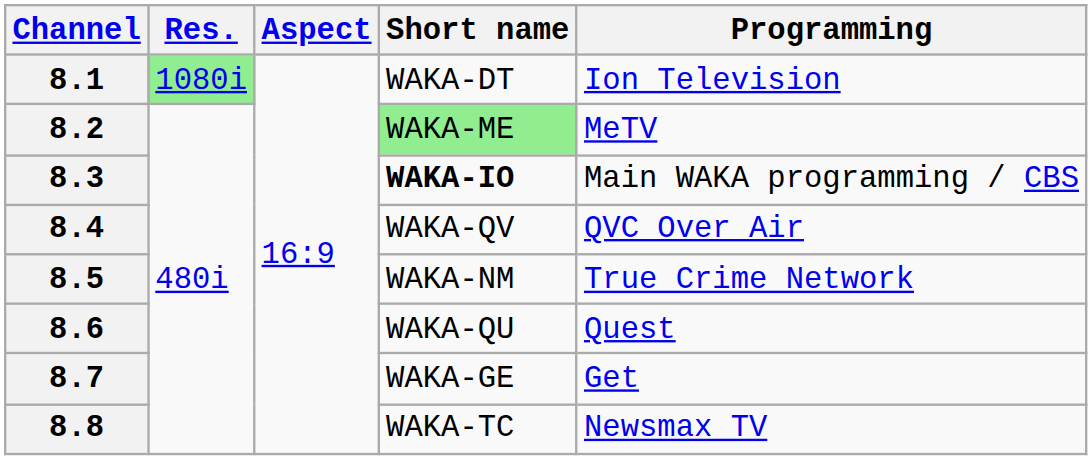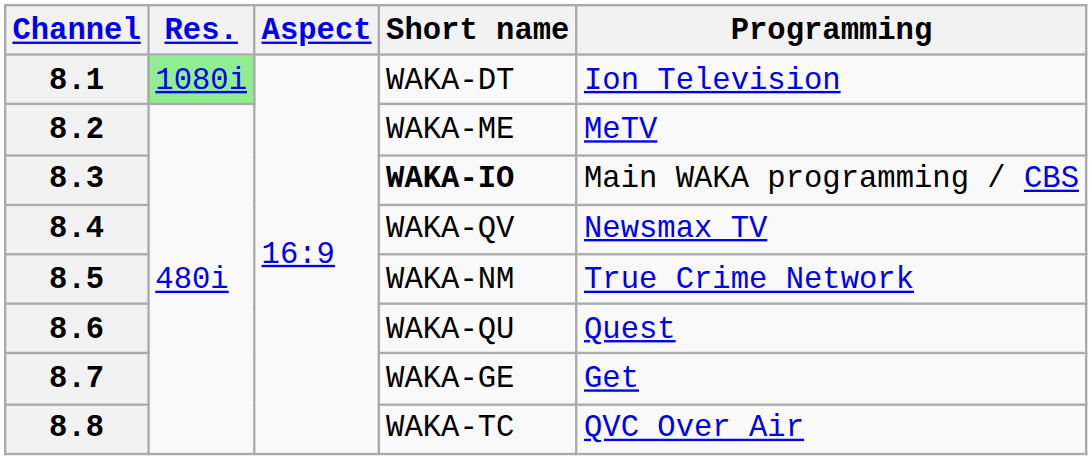(450, 130) lightgreen background -> (450, 130) no background
(694, 229) QVC Over Air -> (676, 229) Newsmax TV
(676, 428) Newsmax TV -> (694, 428) QVC Over Air
